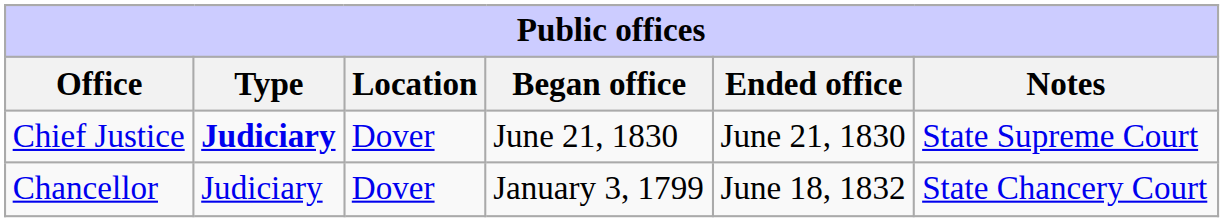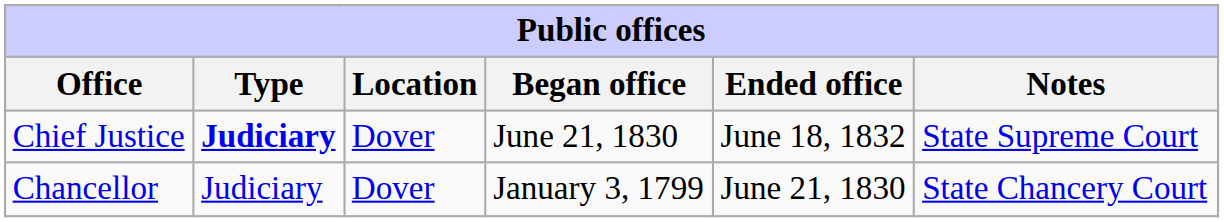(813, 135) June 21, 1830 -> (813, 135) June 18, 1832
(813, 188) June 18, 1832 -> (813, 188) June 21, 1830
